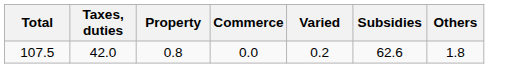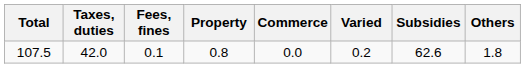+ column: (154, 22)
